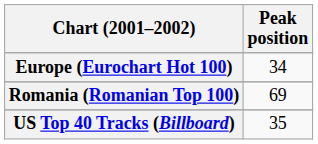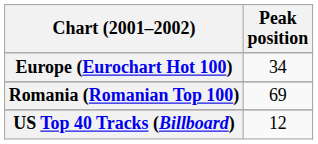(278, 124) 35 -> (278, 124) 12
